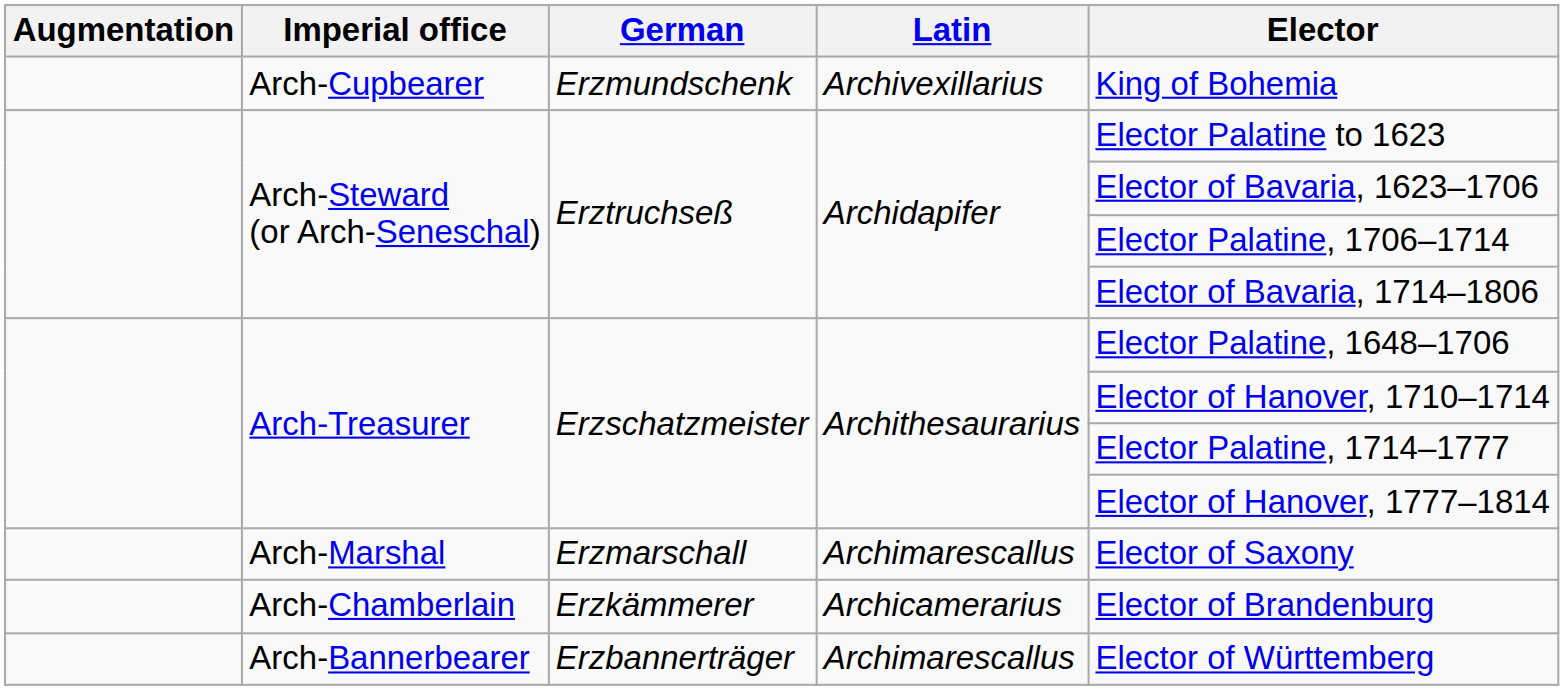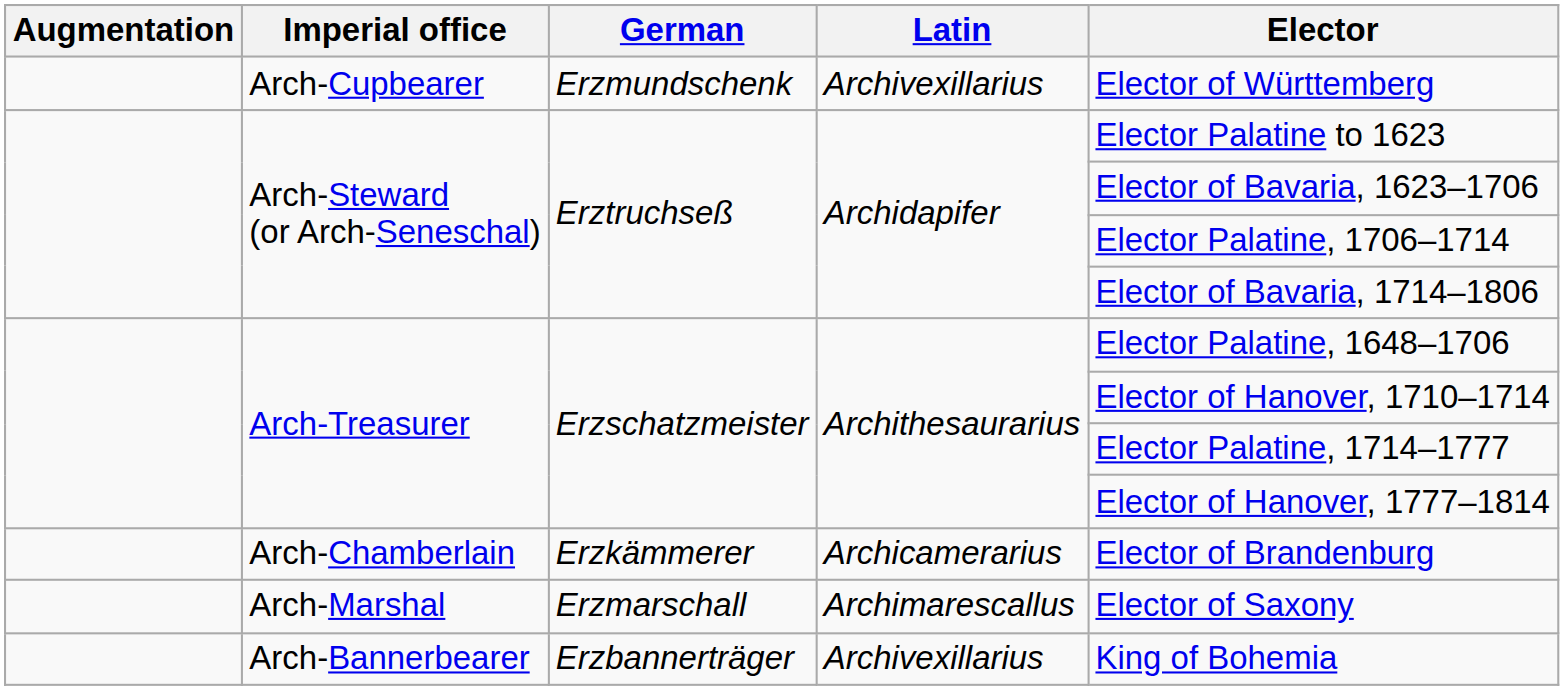(1216, 82) King of Bohemia -> (1265, 82) Elector of Württemberg
rows swapped: (347, 553) <-> (382, 605)
(949, 657) Archimarescallus -> (934, 657) Archivexillarius
(1265, 657) Elector of Württemberg -> (1216, 657) King of Bohemia
